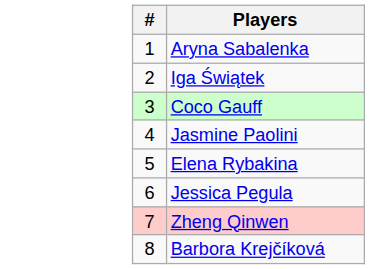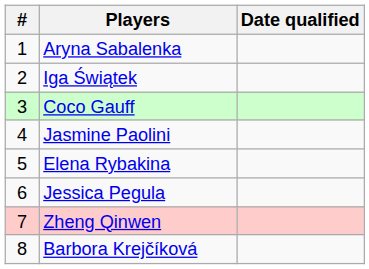+ column: (300, 20)
